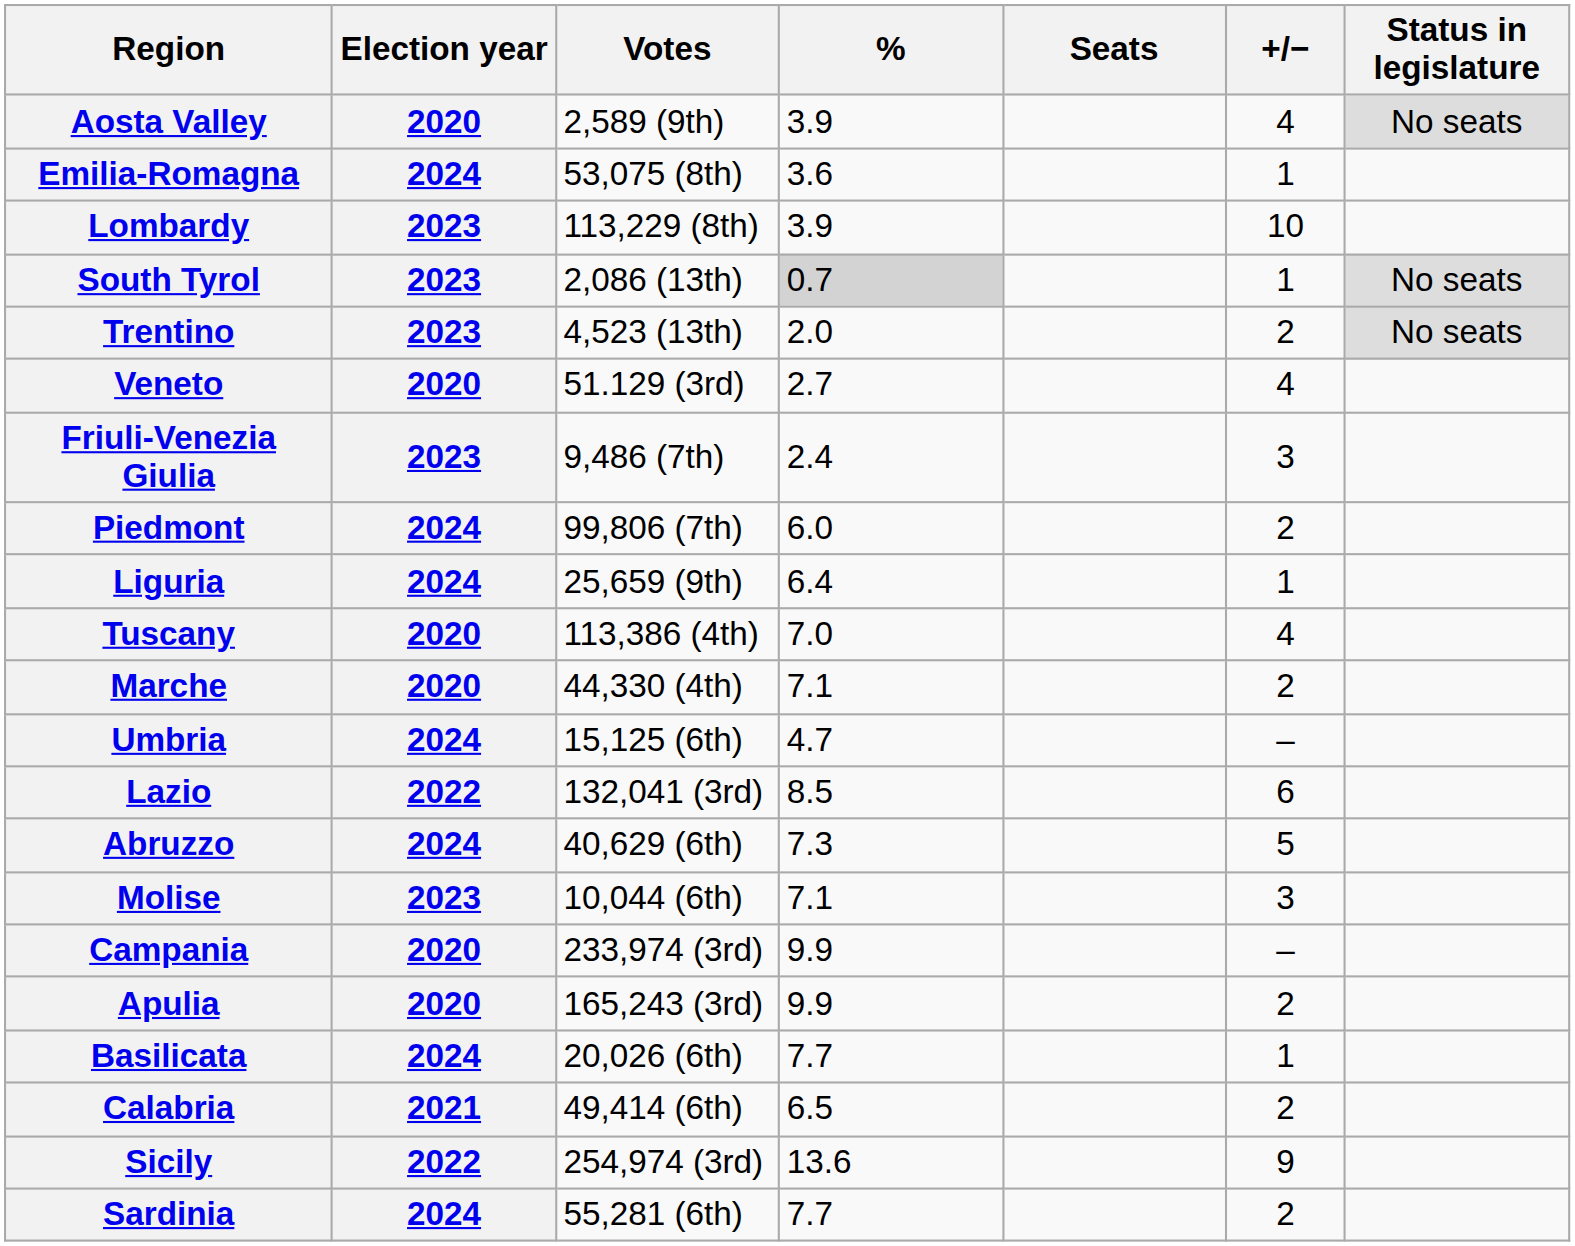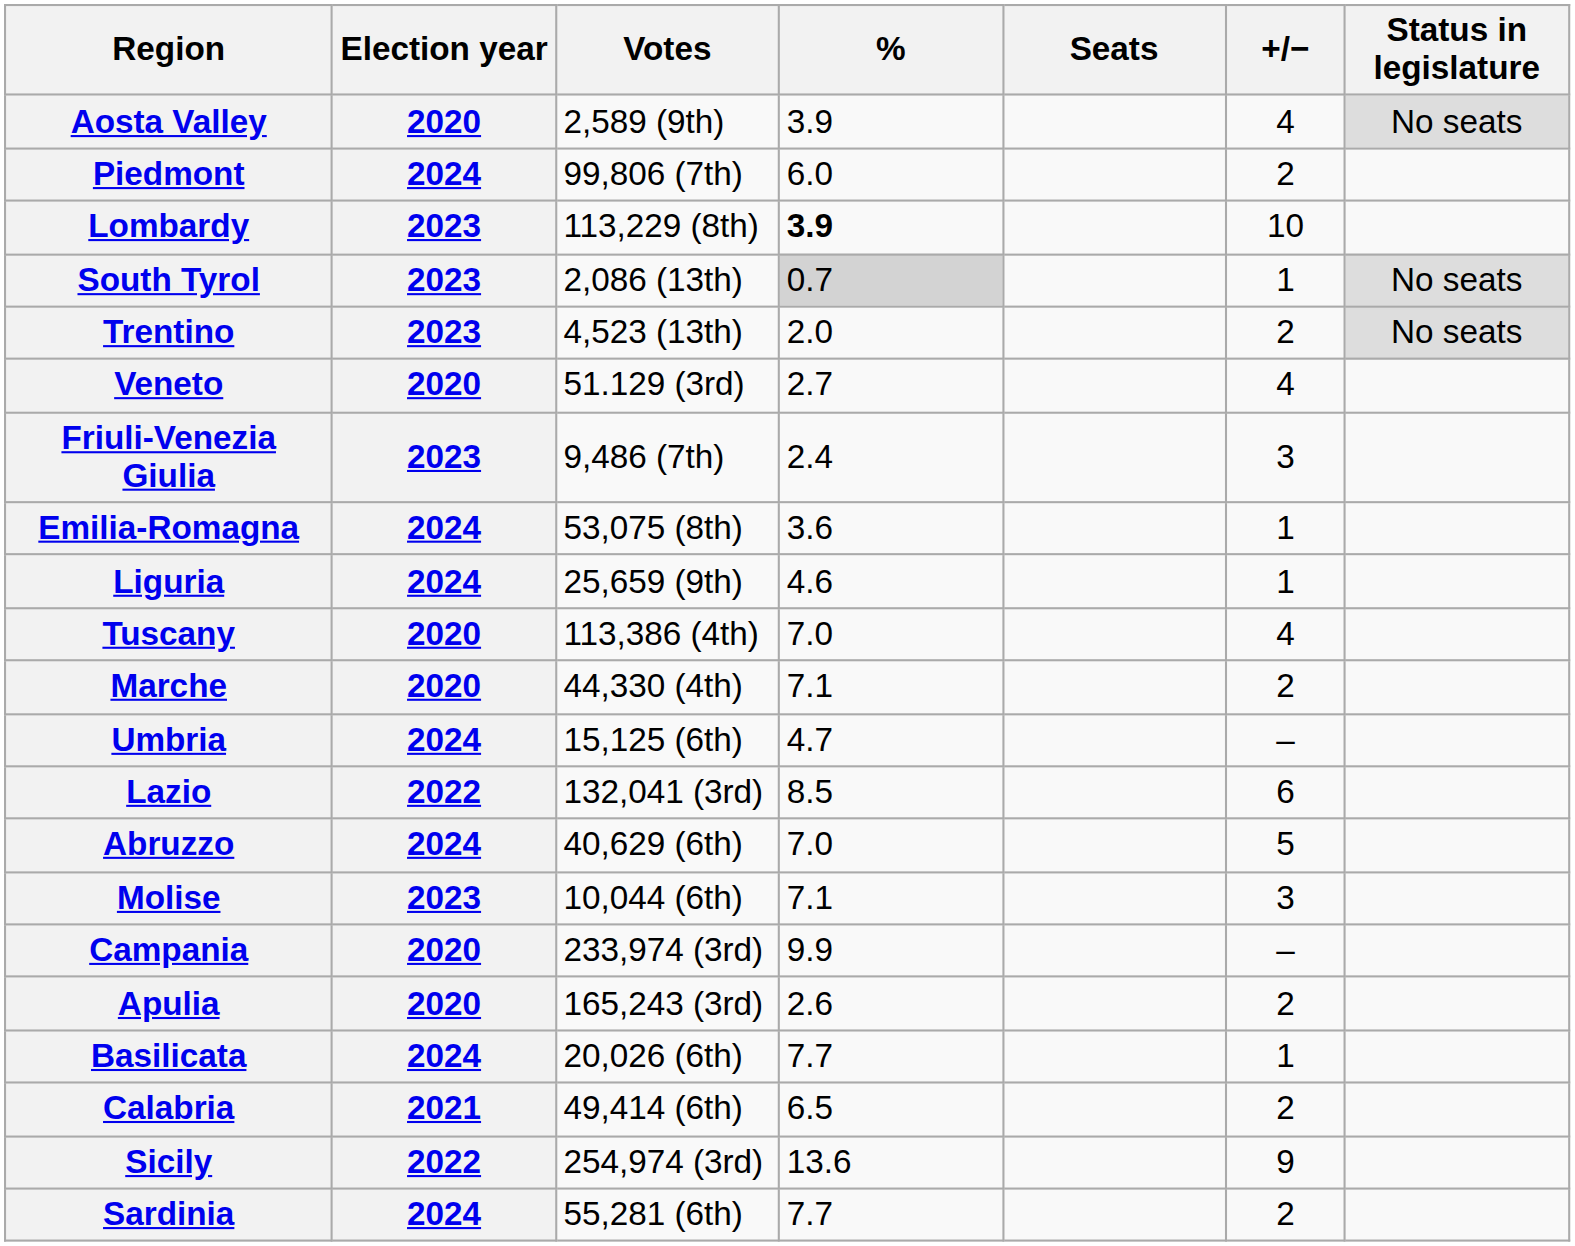rows swapped: (169, 528) <-> (169, 173)
(810, 226) normal -> (810, 226) bold
(810, 580) 6.4 -> (810, 580) 4.6
(810, 844) 7.3 -> (810, 844) 7.0
(810, 1003) 9.9 -> (810, 1003) 2.6
